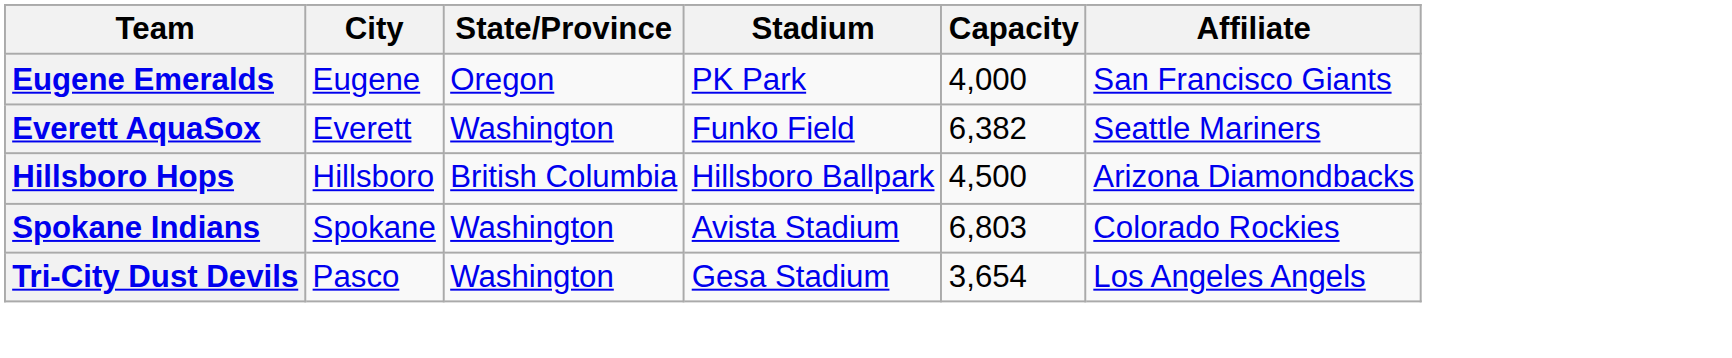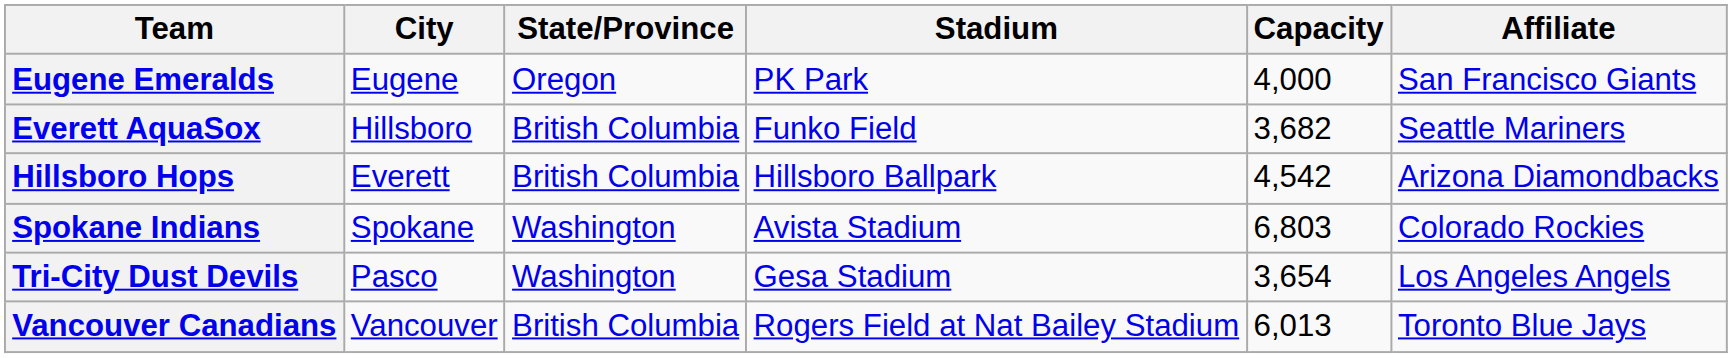(362, 128) Everett -> (412, 128) Hillsboro
(532, 128) Washington -> (626, 128) British Columbia
(988, 128) 6,382 -> (1293, 128) 3,682
(373, 177) Hillsboro -> (400, 177) Everett
(988, 177) 4,500 -> (1293, 177) 4,542
+ row: (174, 326)
